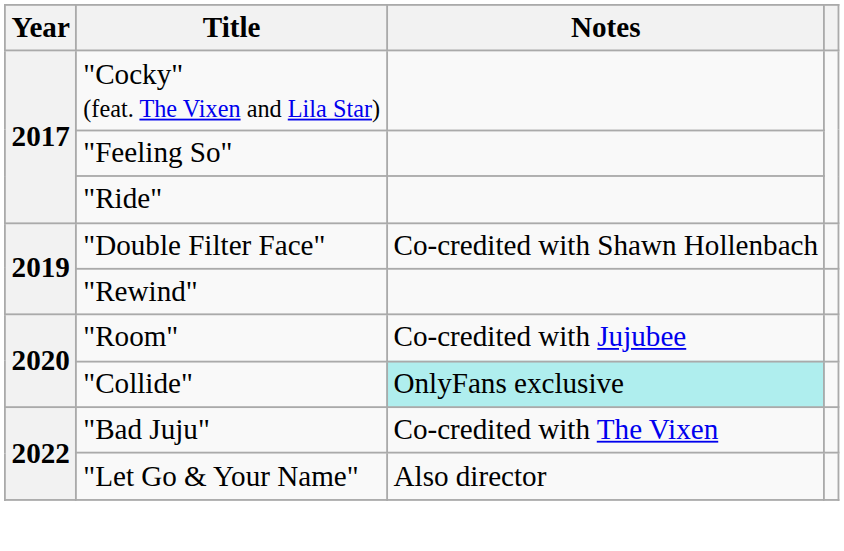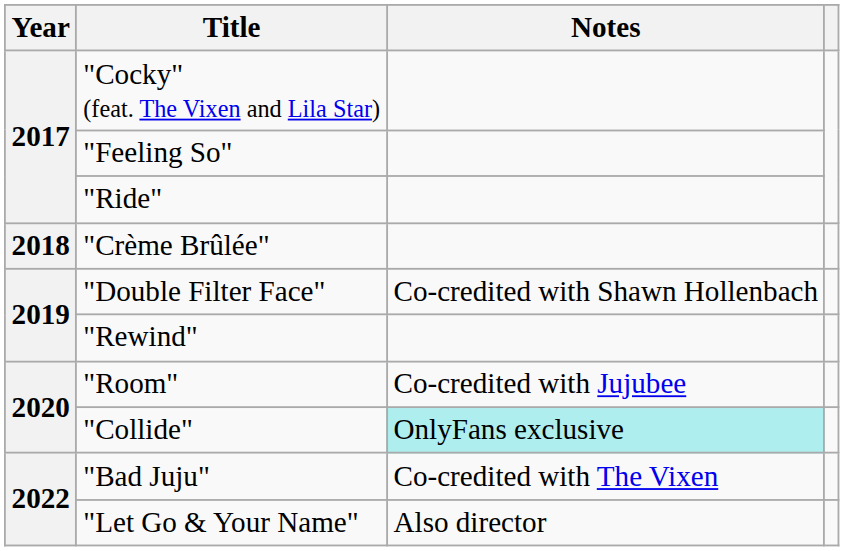+ row: (176, 245)
